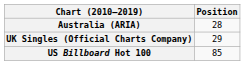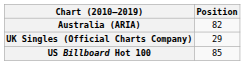(217, 25) 28 -> (217, 25) 82
